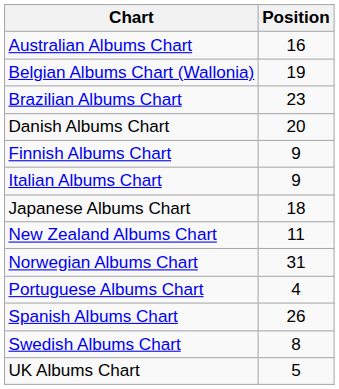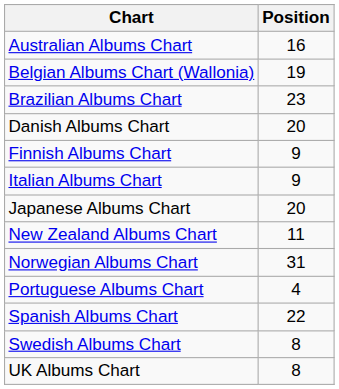(296, 208) 18 -> (296, 208) 20
(296, 316) 26 -> (296, 316) 22
(296, 371) 5 -> (296, 371) 8
